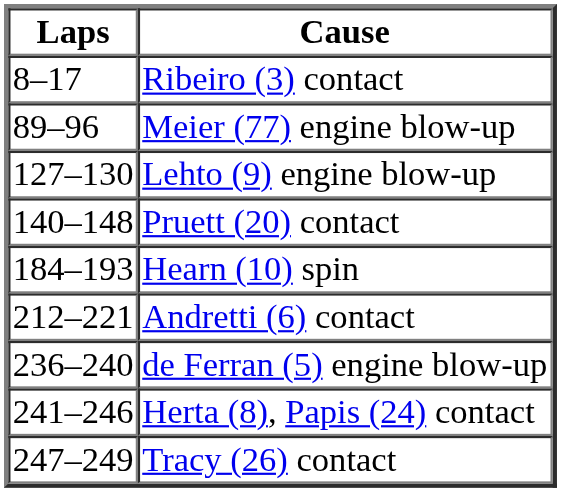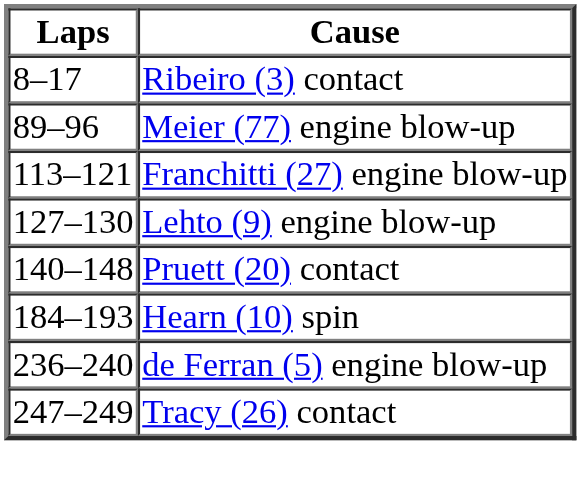+ row: (355, 174)
- row: (279, 316)
- row: (338, 411)
